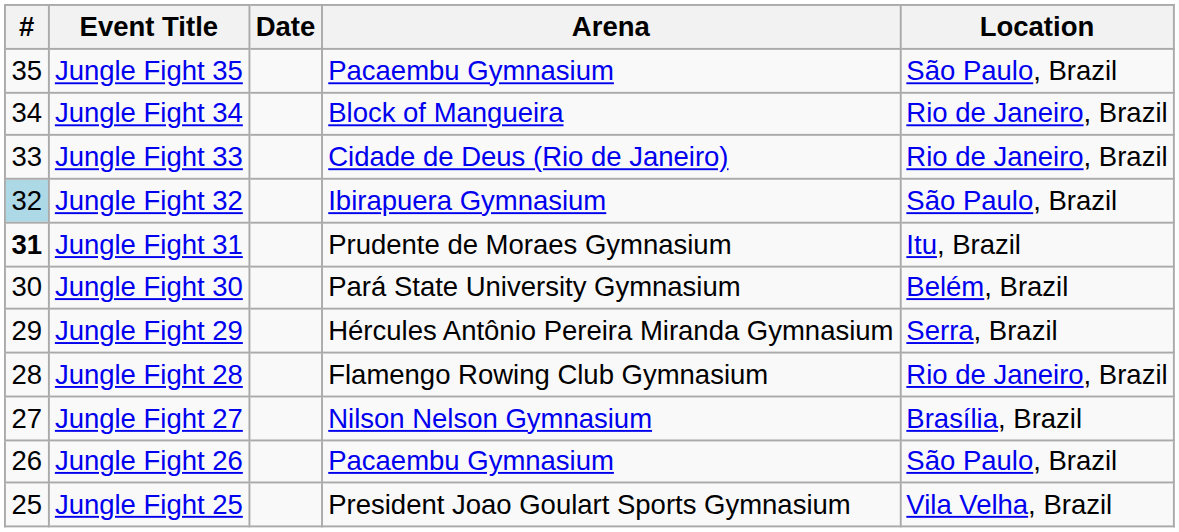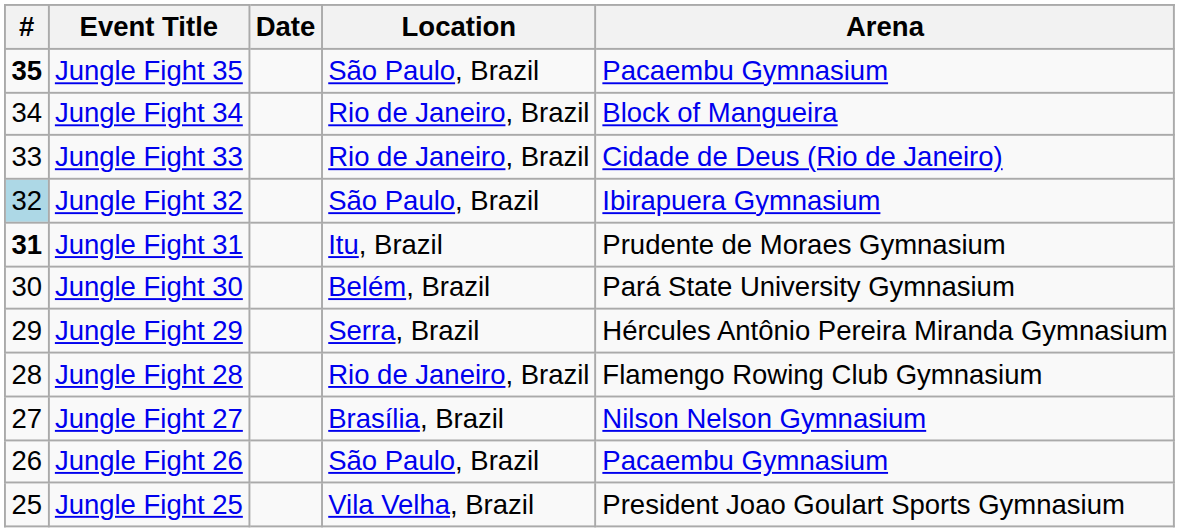columns swapped: (611, 27) <-> (1037, 27)
(27, 71) normal -> (27, 71) bold
